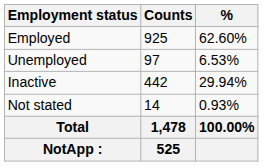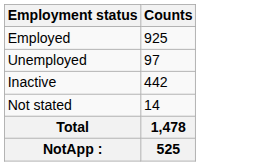- column: (227, 15)
